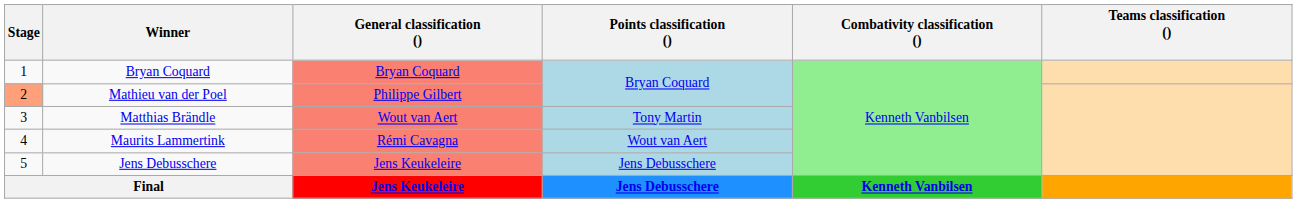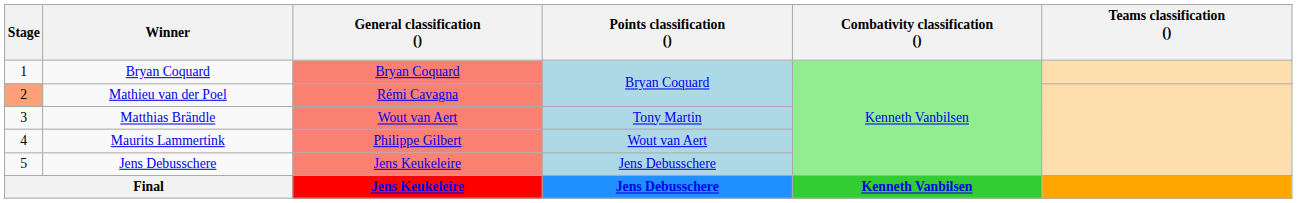(418, 95) Philippe Gilbert -> (418, 95) Rémi Cavagna
(418, 141) Rémi Cavagna -> (418, 141) Philippe Gilbert
